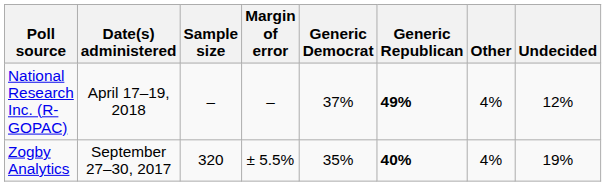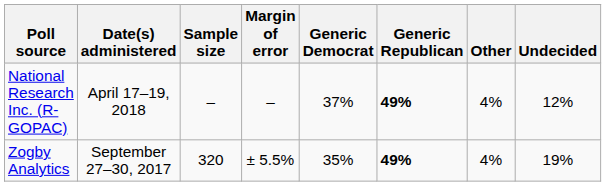(396, 160) 40% -> (396, 160) 49%
